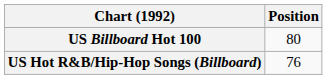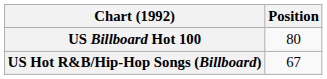(294, 62) 76 -> (294, 62) 67
